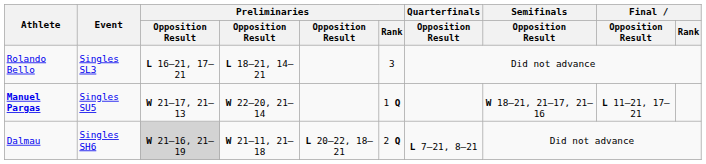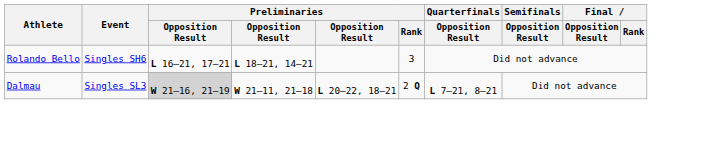(99, 64) Singles SL3 -> (115, 58) Singles SH6
- row: (24, 102)
(99, 140) Singles SH6 -> (115, 85) Singles SL3
